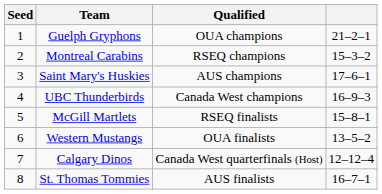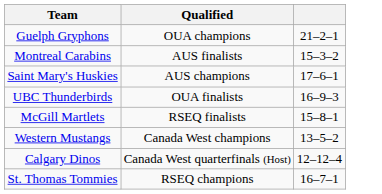- column: (20, 14)
(239, 55) RSEQ champions -> (207, 55) AUS finalists
(239, 96) Canada West champions -> (207, 96) OUA finalists
(239, 138) OUA finalists -> (207, 138) Canada West champions
(239, 179) AUS finalists -> (207, 179) RSEQ champions
